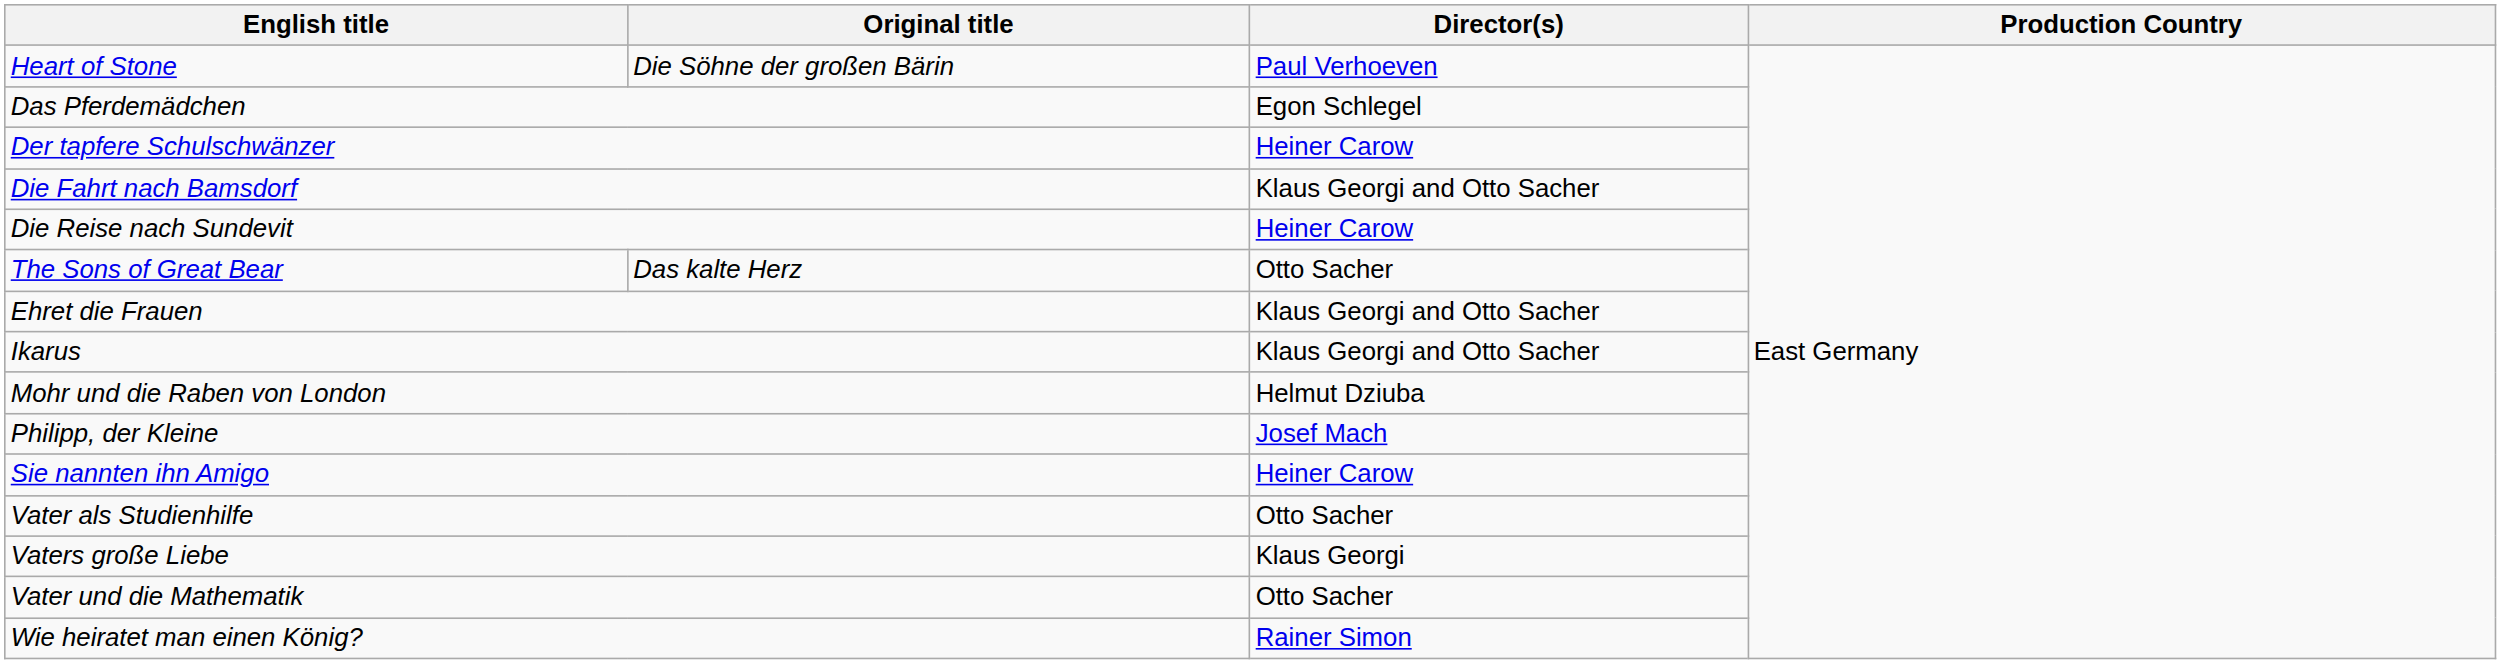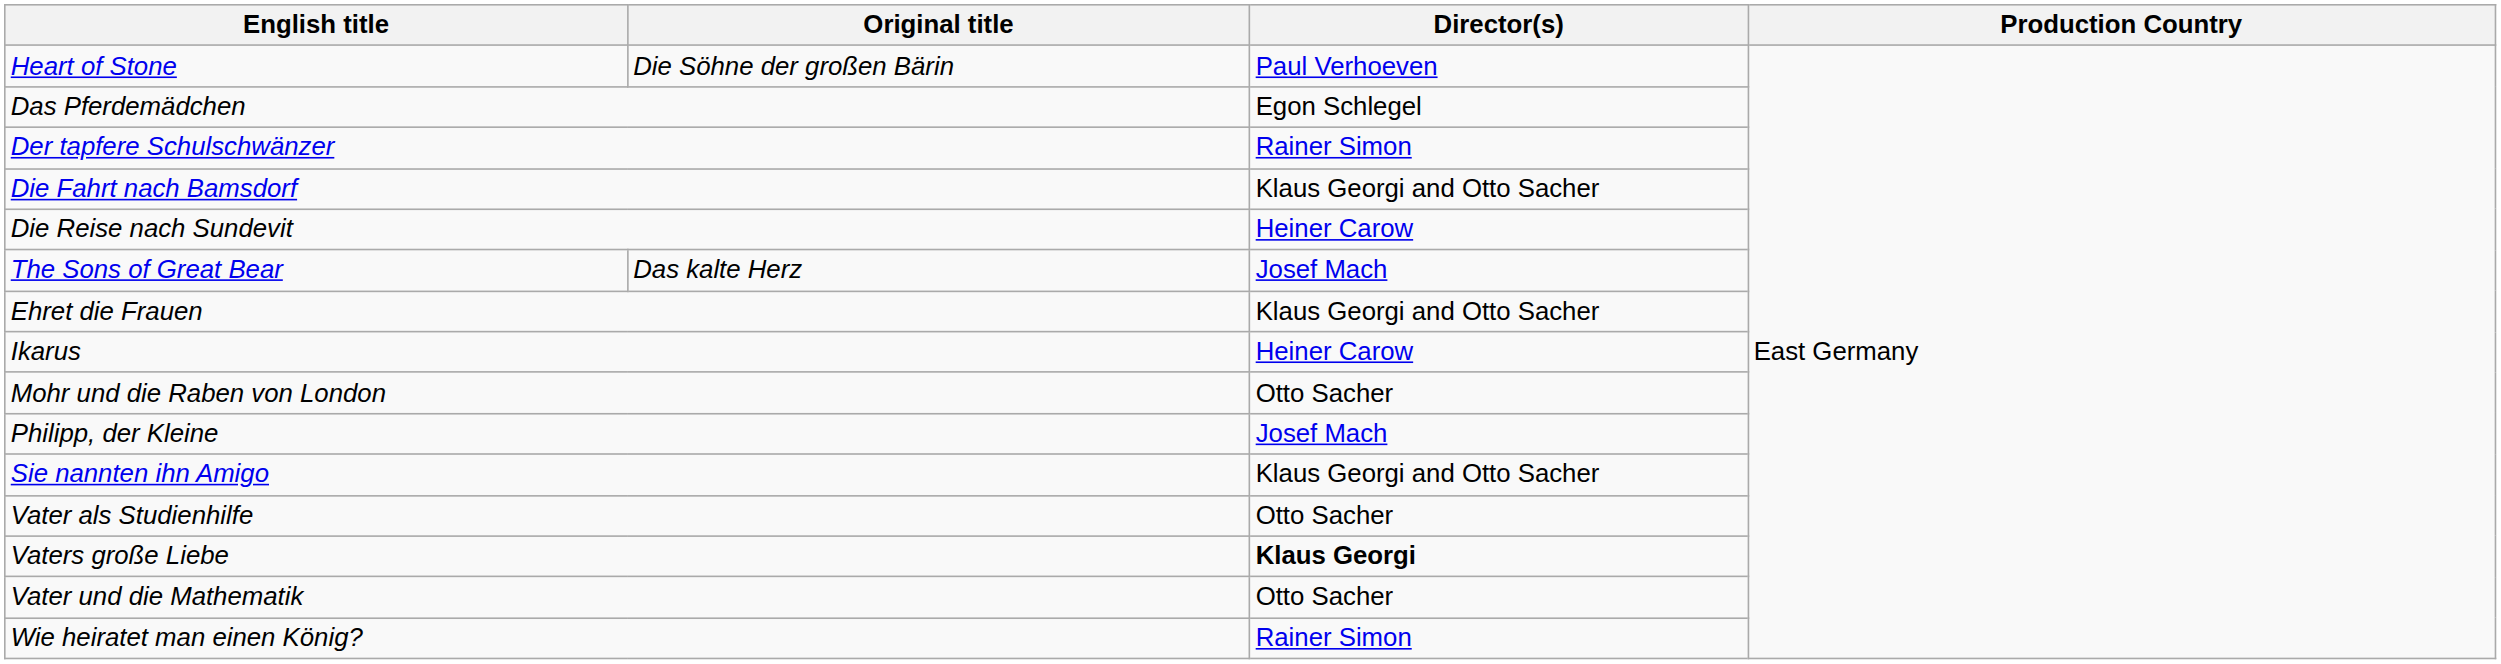(1334, 147) Heiner Carow -> (1334, 147) Rainer Simon
(1324, 270) Otto Sacher -> (1322, 270) Josef Mach
(1428, 351) Klaus Georgi and Otto Sacher -> (1334, 351) Heiner Carow
(1340, 392) Helmut Dziuba -> (1324, 392) Otto Sacher
(1334, 474) Heiner Carow -> (1428, 474) Klaus Georgi and Otto Sacher
(1330, 556) normal -> (1336, 556) bold
